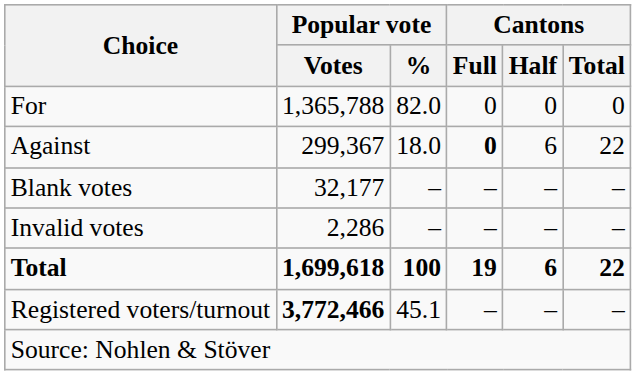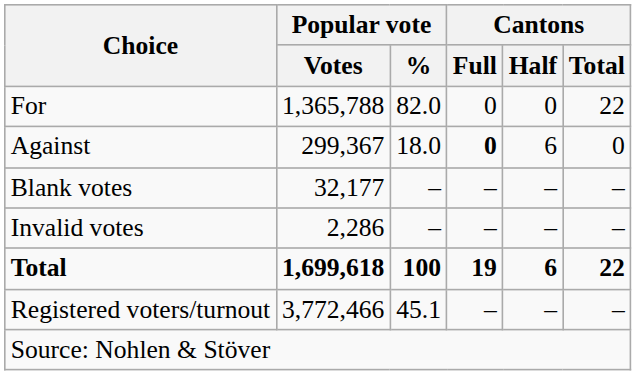(618, 106) 0 -> (612, 106) 22
(612, 146) 22 -> (618, 146) 0
(333, 308) bold -> (333, 308) normal
